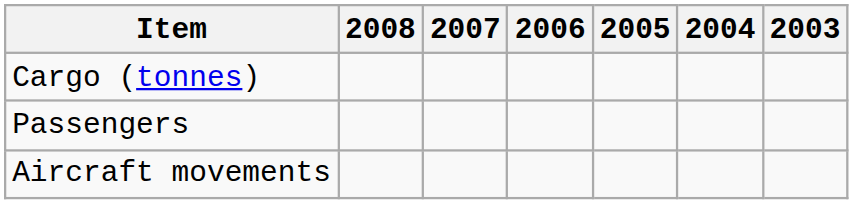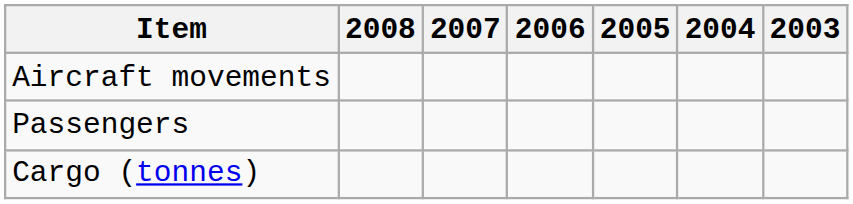rows swapped: (172, 173) <-> (136, 77)
